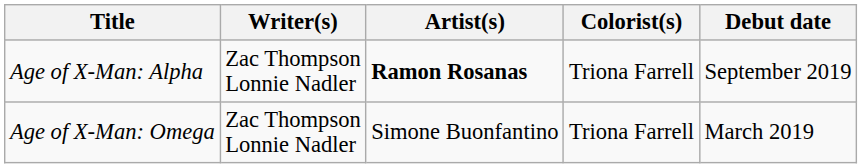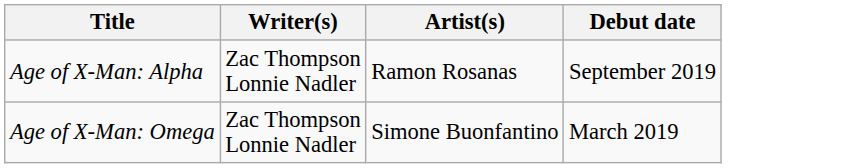- column: (631, 22)
(449, 70) bold -> (444, 70) normal
